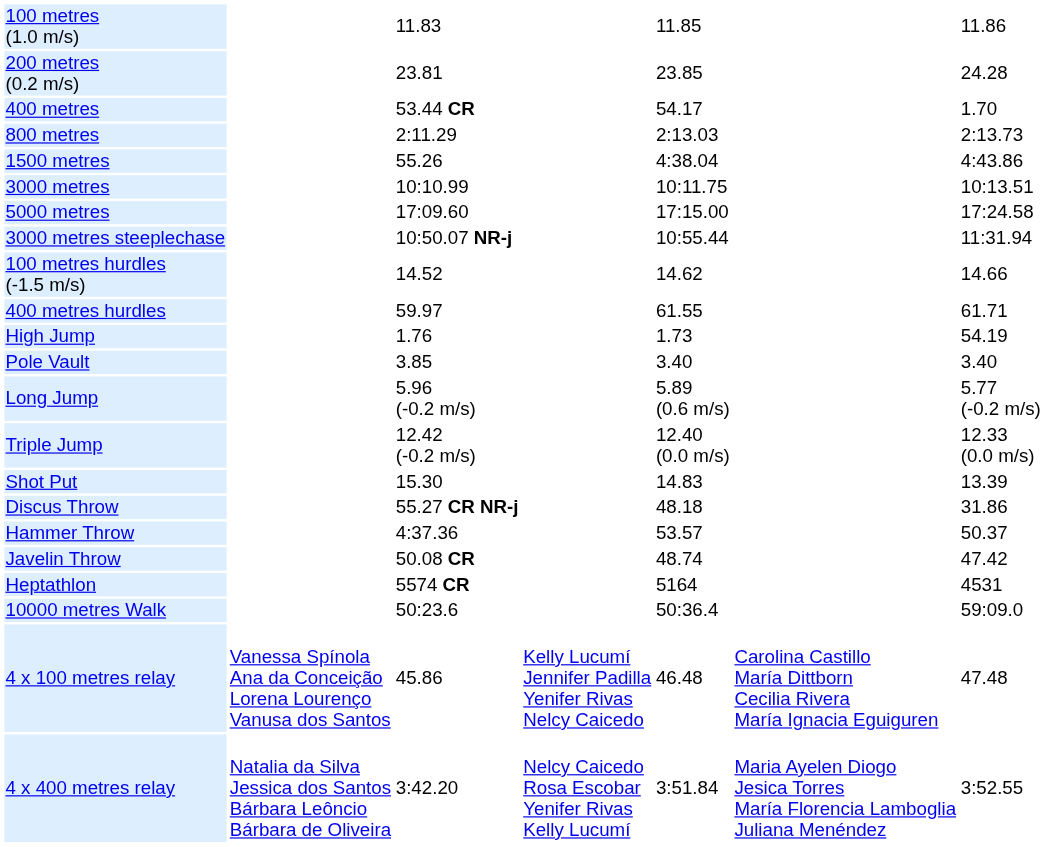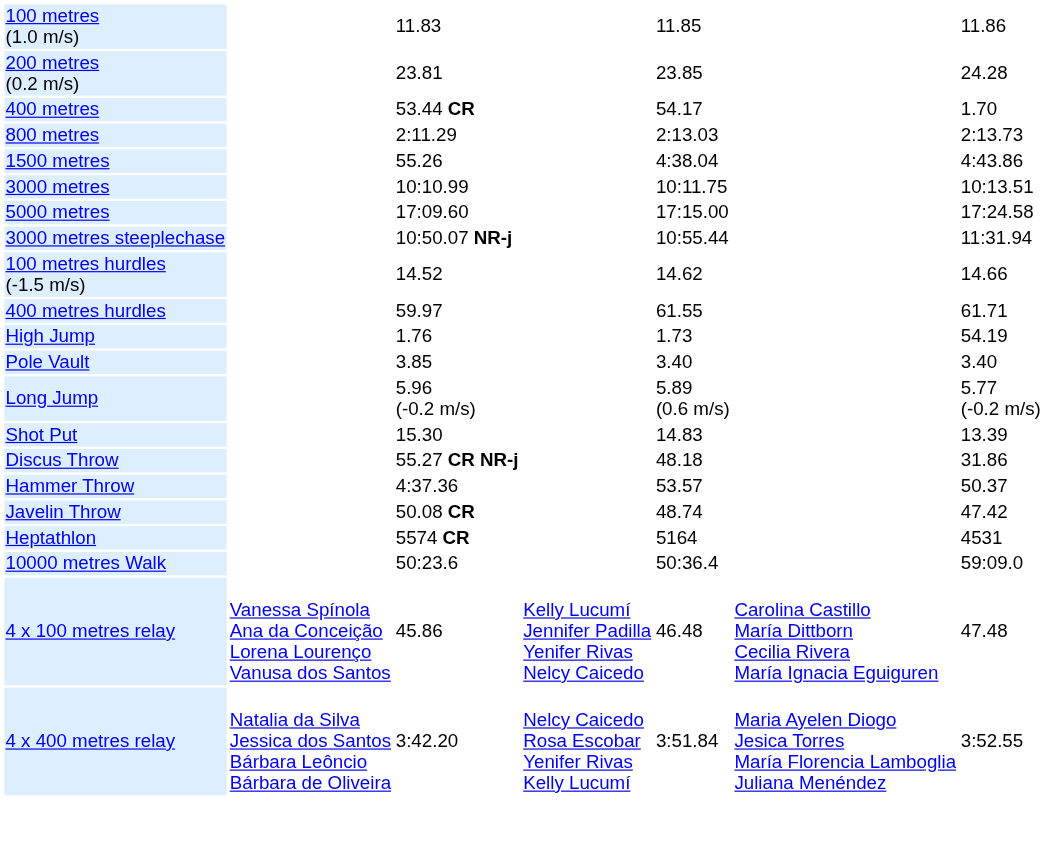- row: (54, 445)
